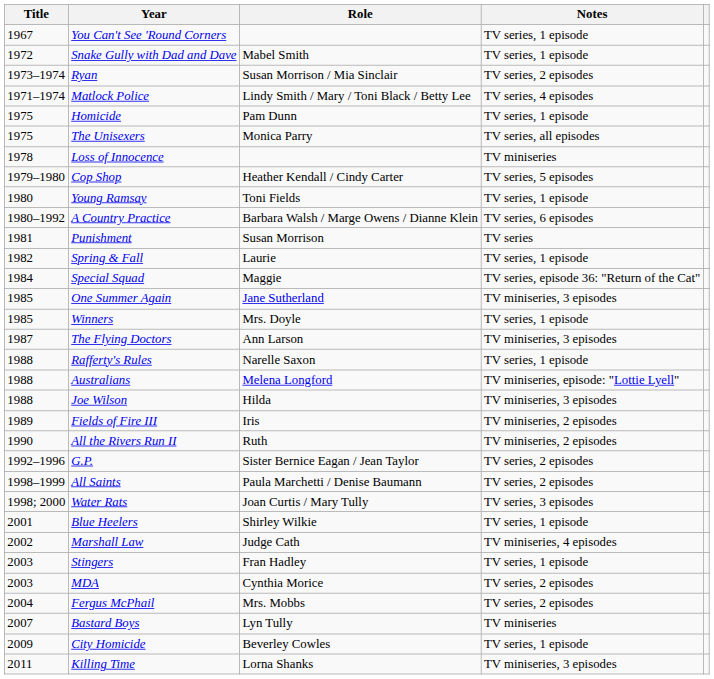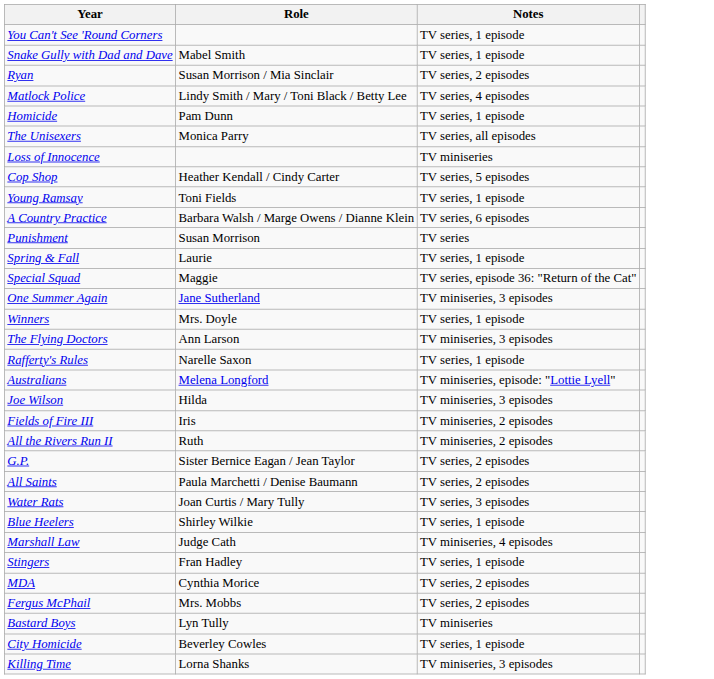- column: (36, 14)
